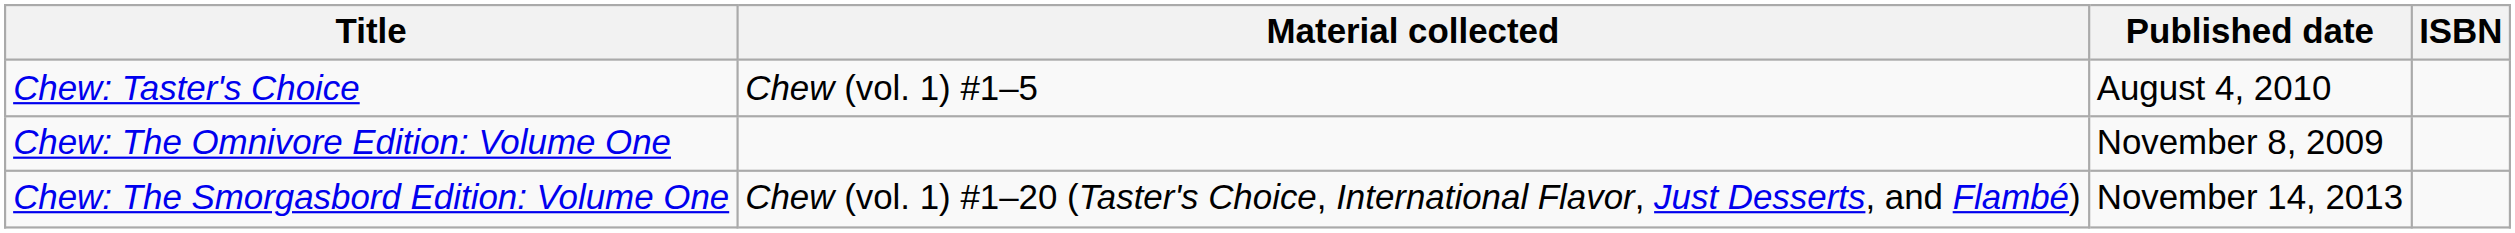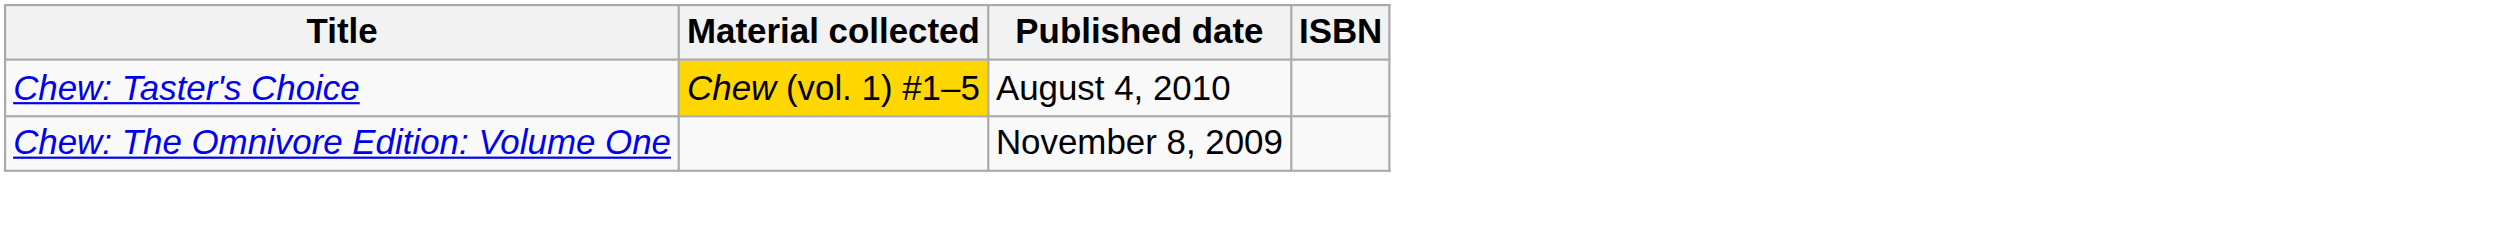(892, 87) no background -> (833, 87) gold background
- row: (371, 198)
